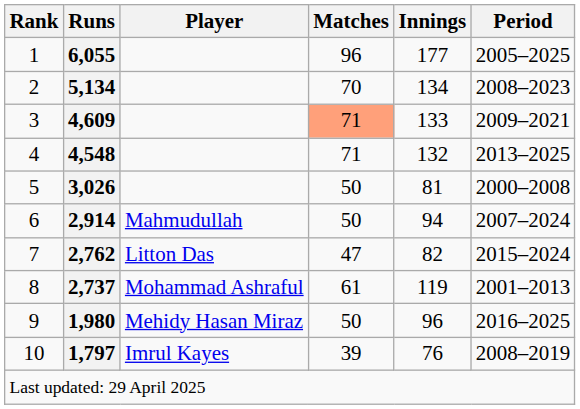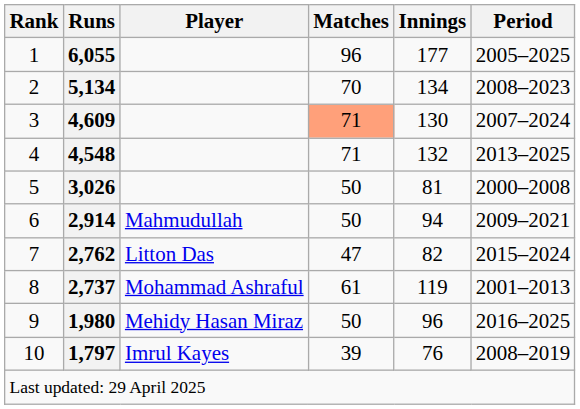(432, 120) 133 -> (432, 120) 130
(523, 120) 2009–2021 -> (523, 120) 2007–2024
(523, 220) 2007–2024 -> (523, 220) 2009–2021
